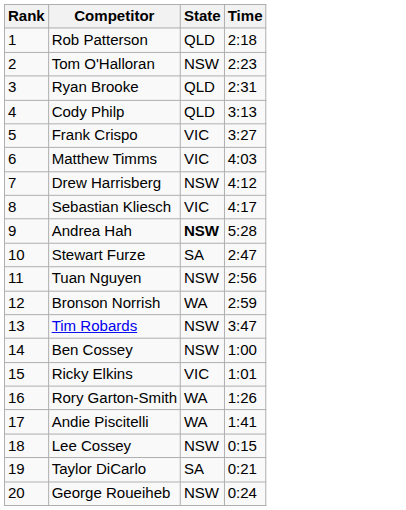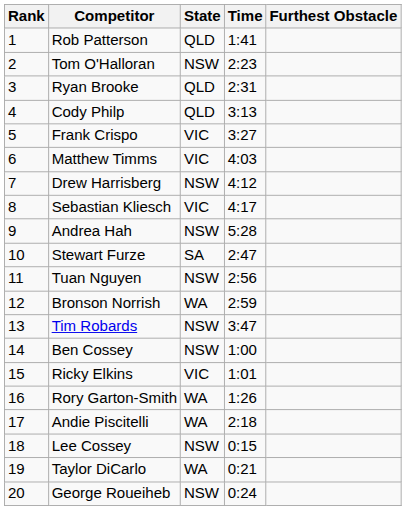+ column: (333, 16)
(242, 40) 2:18 -> (242, 40) 1:41
(201, 231) bold -> (201, 231) normal
(242, 421) 1:41 -> (242, 421) 2:18
(194, 469) SA -> (196, 469) WA
